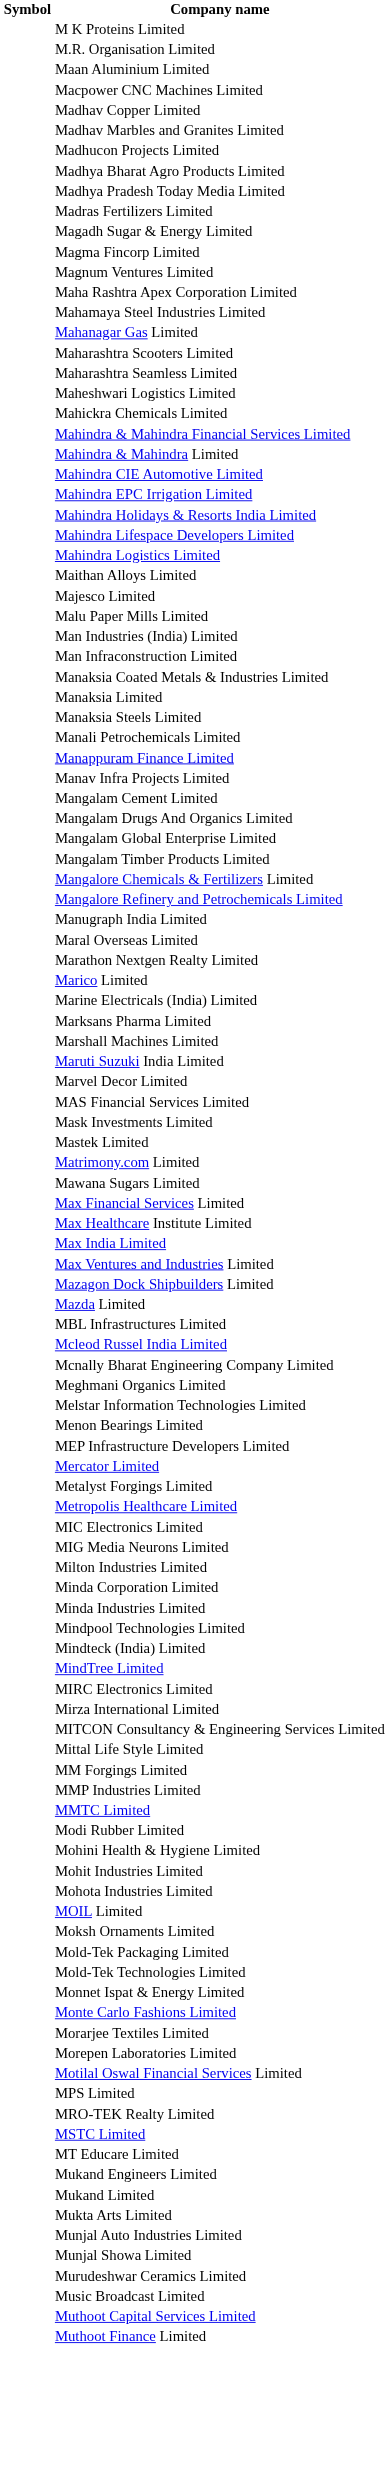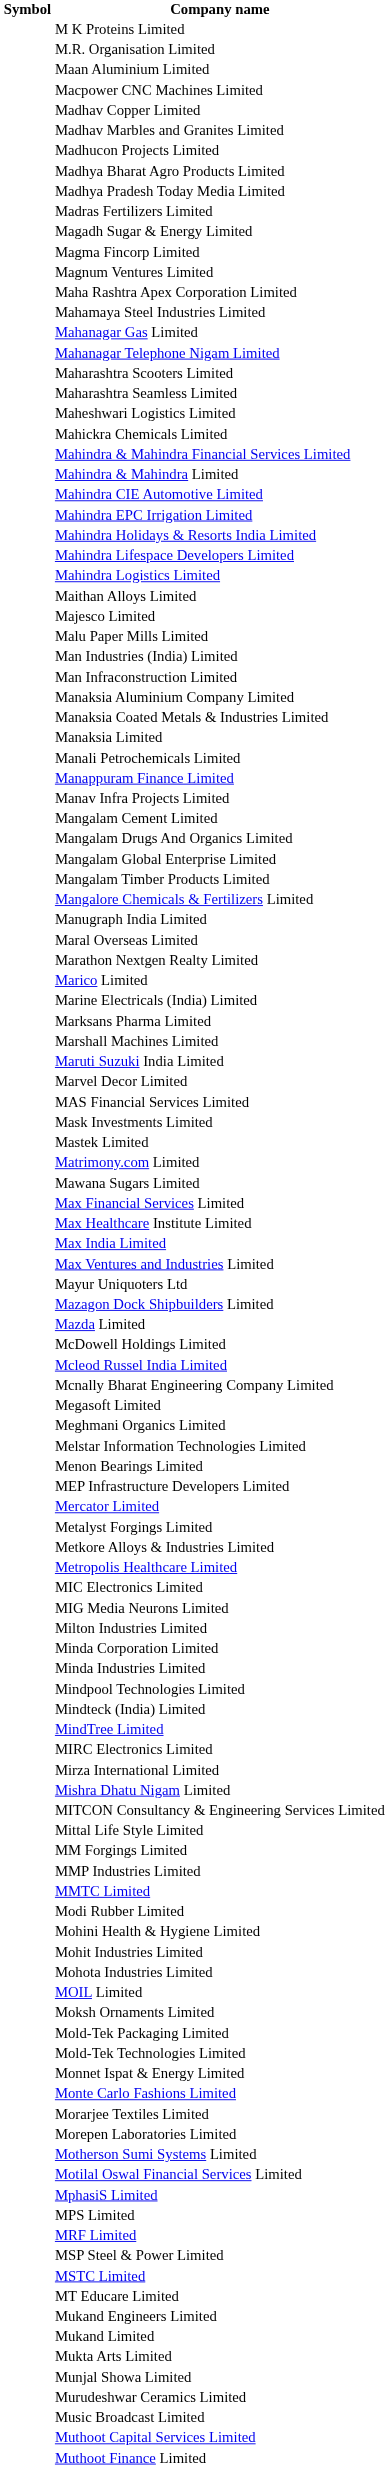+ row: (167, 353)
+ row: (174, 697)
- row: (128, 717)
- row: (199, 899)
+ row: (121, 1284)
- row: (140, 1324)
+ row: (140, 1344)
+ row: (108, 1405)
+ row: (164, 1547)
+ row: (143, 1790)
+ row: (156, 2154)
+ row: (106, 2194)
+ row: (96, 2235)
- row: (135, 2114)
+ row: (139, 2255)
- row: (148, 2235)
